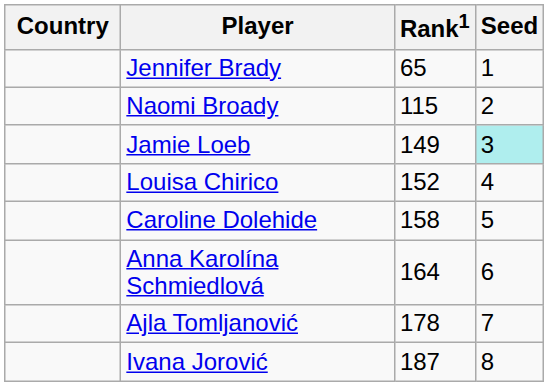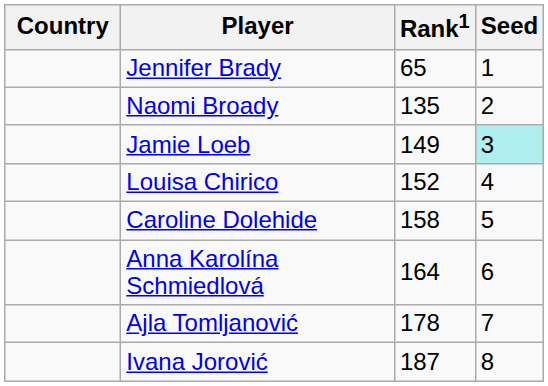(419, 106) 115 -> (420, 106) 135
